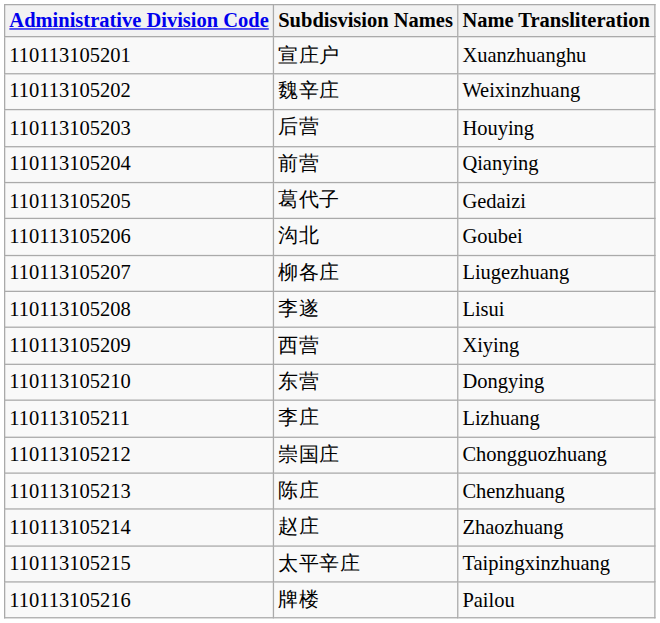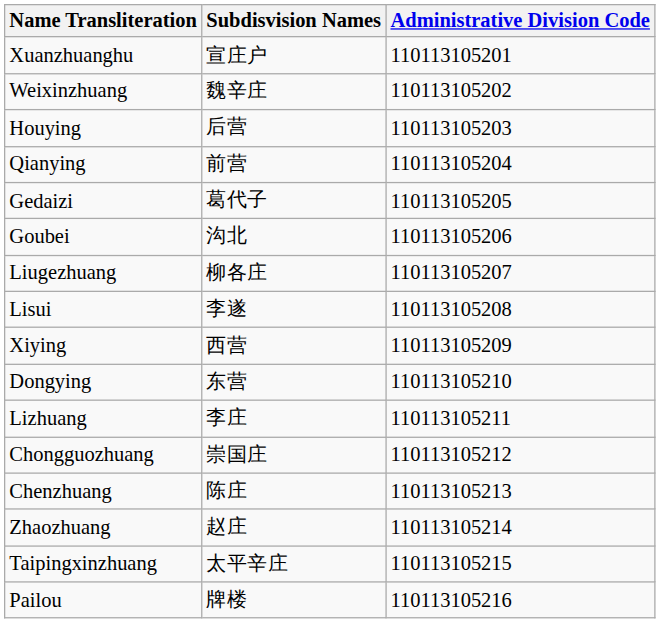columns swapped: (139, 20) <-> (556, 20)
